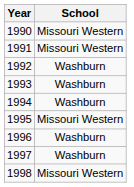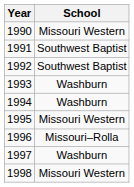(80, 48) Missouri Western -> (82, 48) Southwest Baptist
(80, 66) Washburn -> (82, 66) Southwest Baptist
(80, 137) Washburn -> (82, 137) Missouri–Rolla
